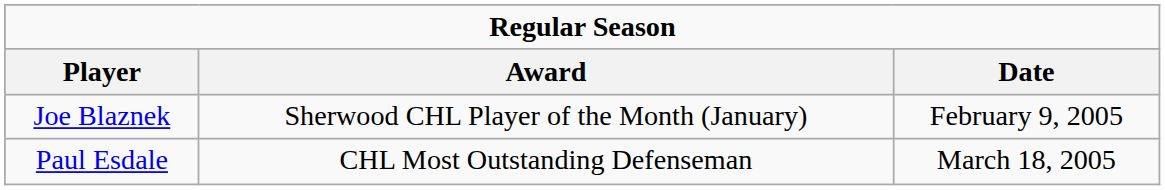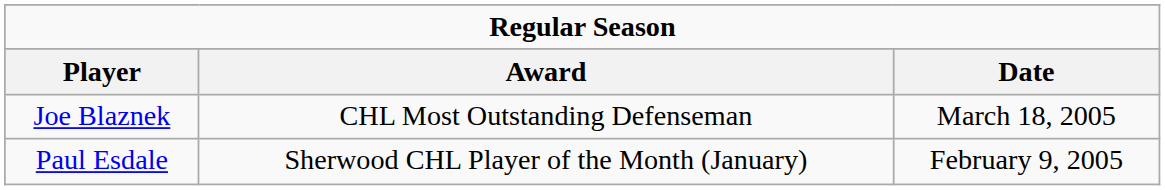(546, 116) Sherwood CHL Player of the Month (January) -> (546, 116) CHL Most Outstanding Defenseman
(1026, 116) February 9, 2005 -> (1026, 116) March 18, 2005
(546, 160) CHL Most Outstanding Defenseman -> (546, 160) Sherwood CHL Player of the Month (January)
(1026, 160) March 18, 2005 -> (1026, 160) February 9, 2005
